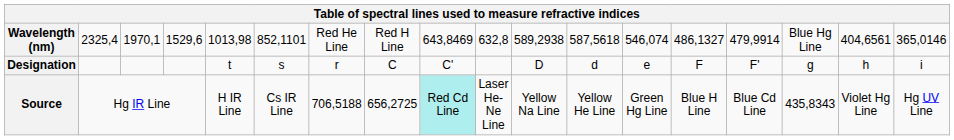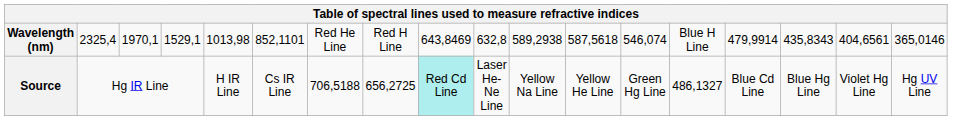(184, 39) 1529,6 -> (182, 39) 1529,1
(699, 39) 486,1327 -> (697, 39) Blue H Line
(810, 39) Blue Hg Line -> (808, 39) 435,8343
- row: (41, 65)
(699, 104) Blue H Line -> (697, 85) 486,1327
(810, 104) 435,8343 -> (808, 85) Blue Hg Line
